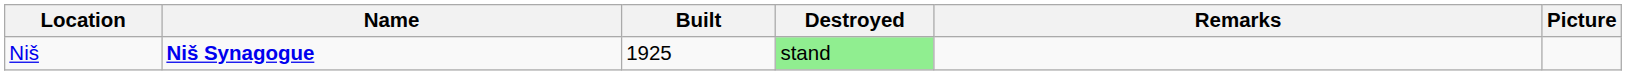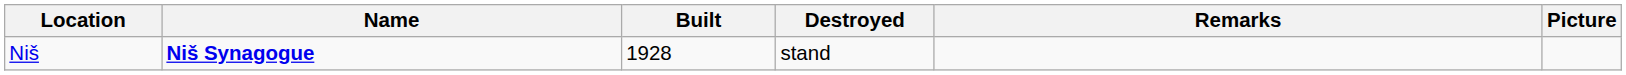(649, 53) 1925 -> (649, 53) 1928
(805, 53) lightgreen background -> (805, 53) no background
